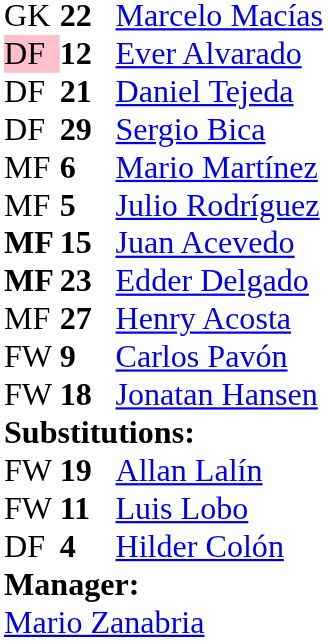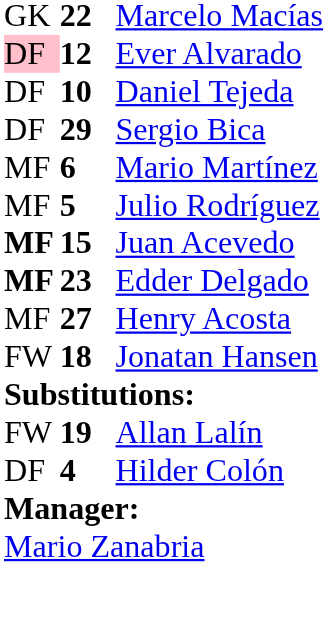(76, 91) 21 -> (76, 91) 10
- row: (202, 356)
- row: (182, 508)
